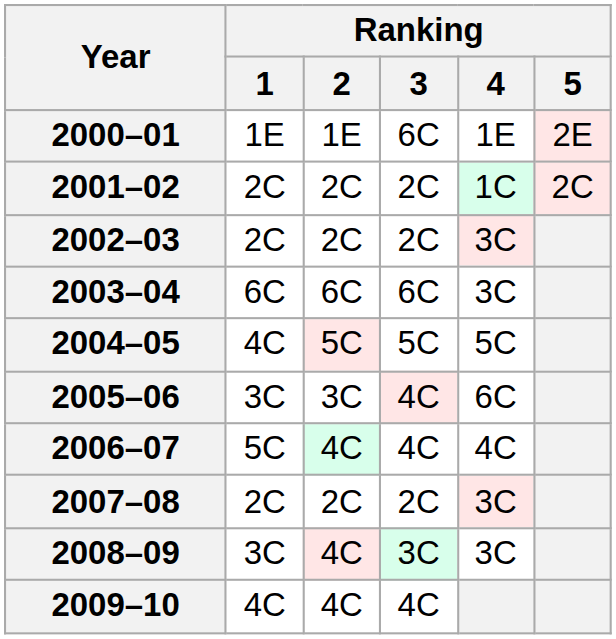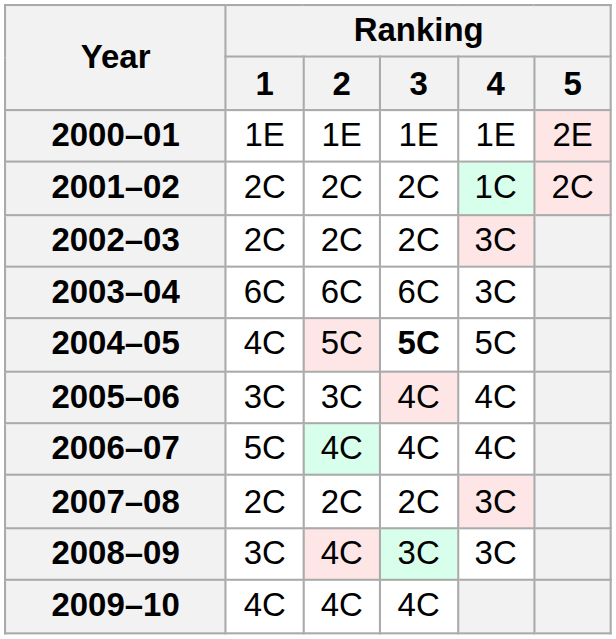(419, 135) 6C -> (419, 135) 1E
(419, 344) normal -> (419, 344) bold
(496, 396) 6C -> (496, 396) 4C
